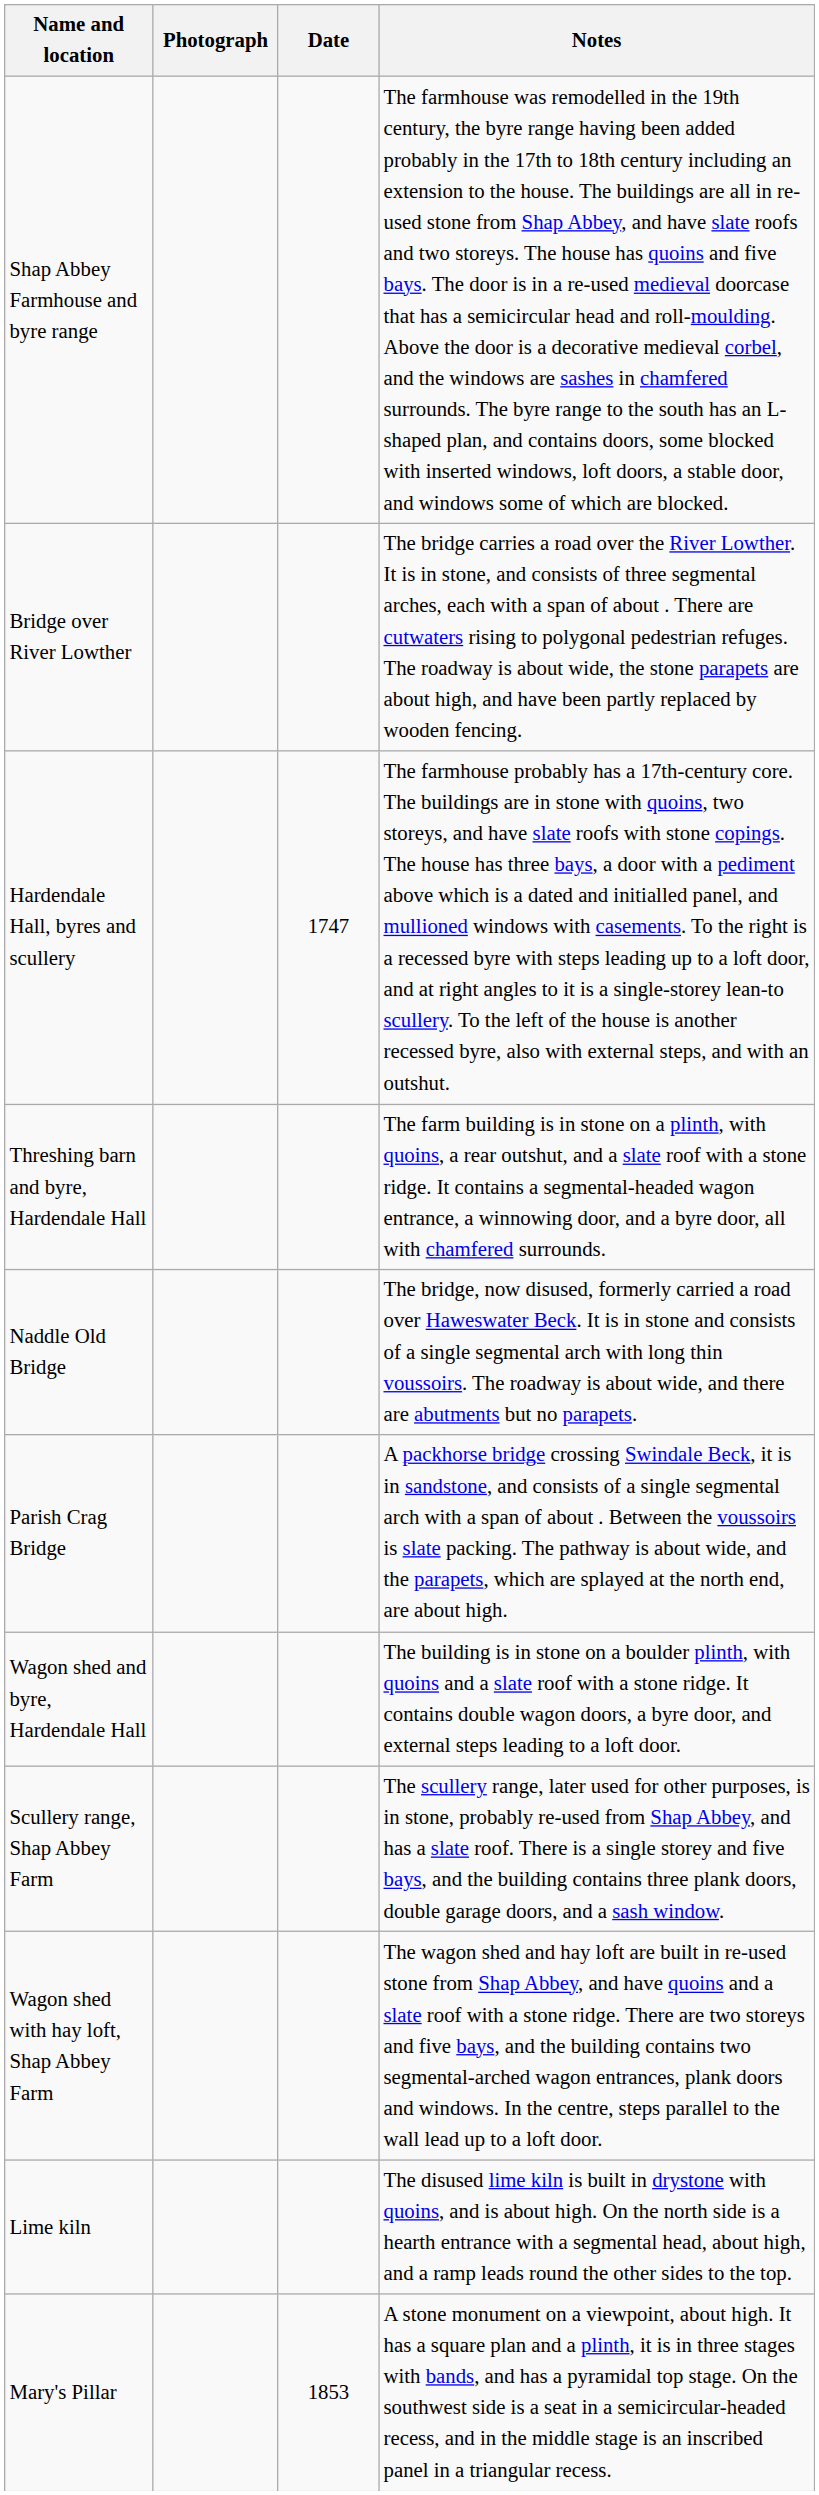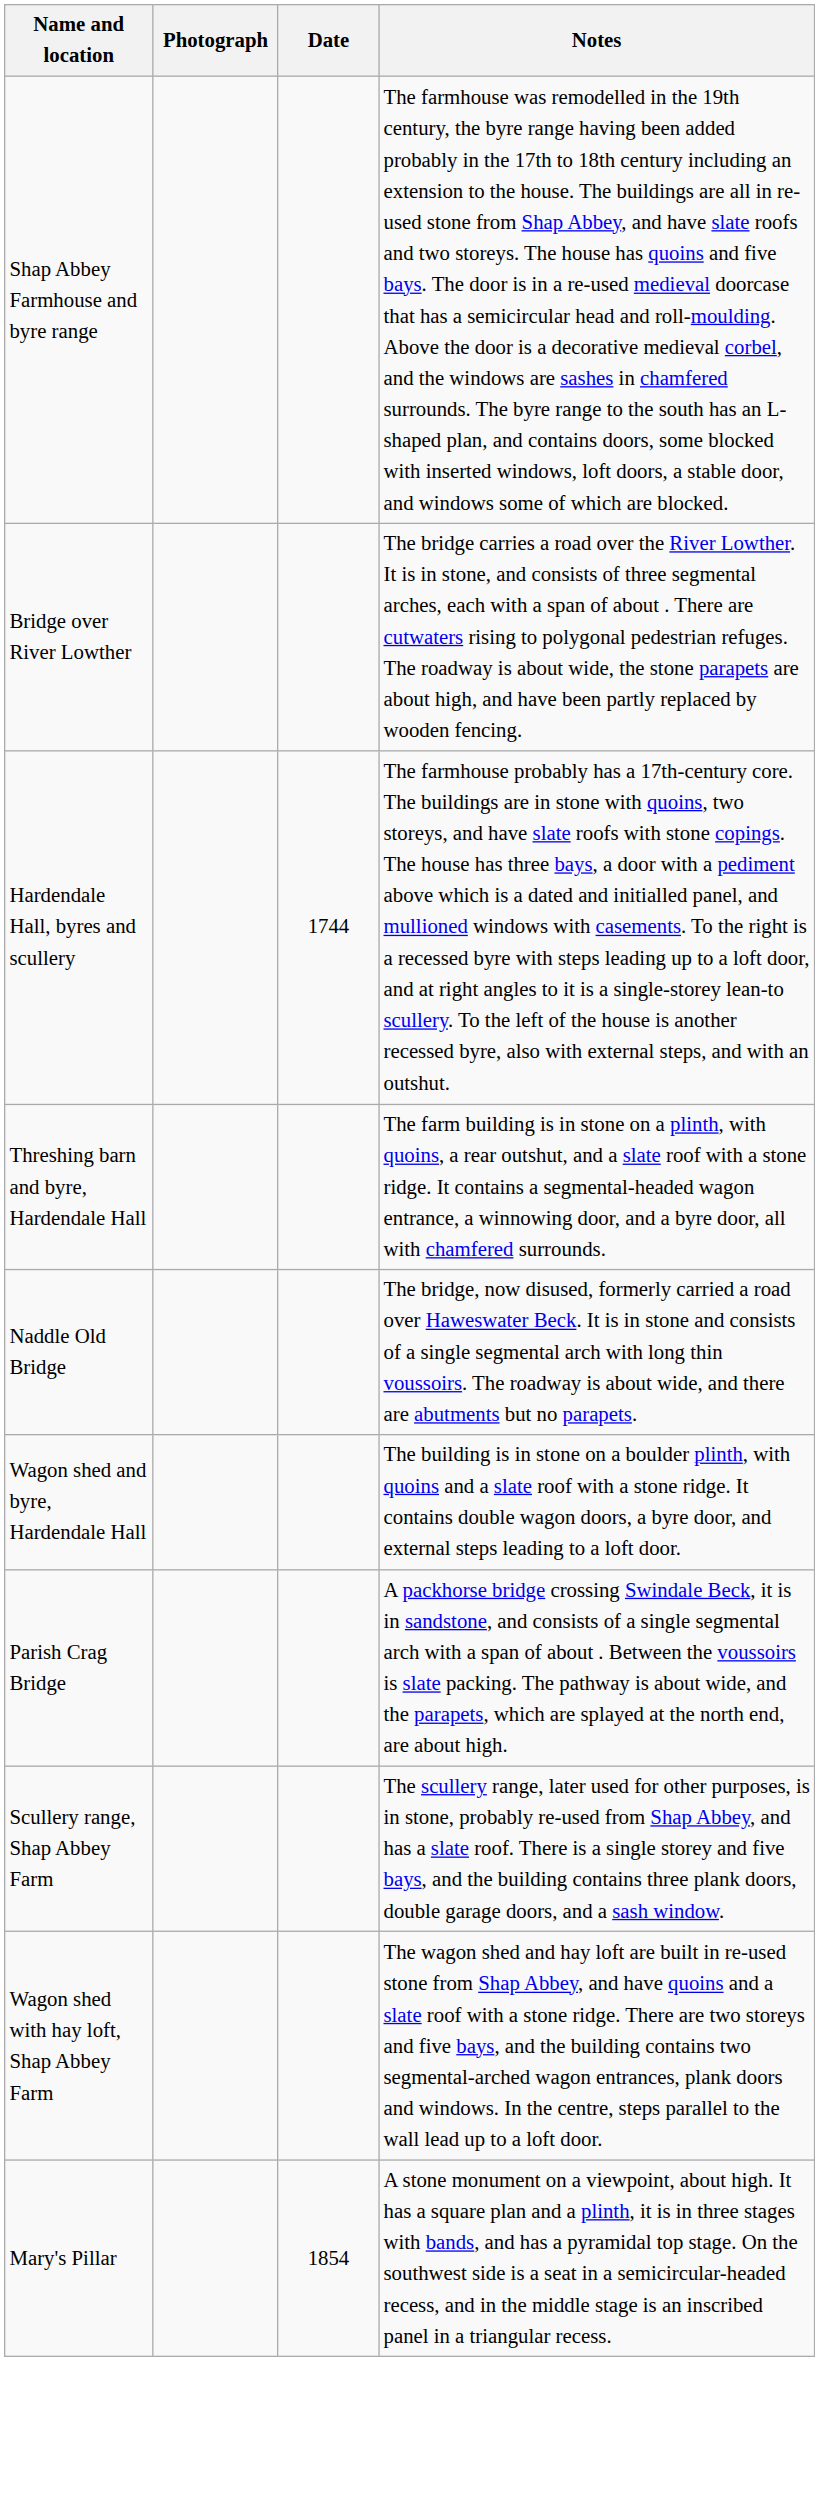(328, 927) 1747 -> (328, 927) 1744
rows swapped: (58, 1533) <-> (78, 1698)
- row: (50, 2226)
(328, 2392) 1853 -> (328, 2257) 1854
